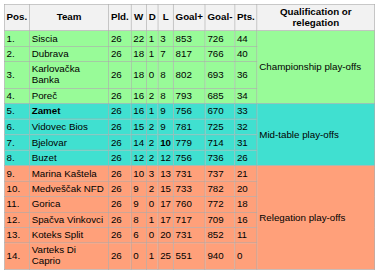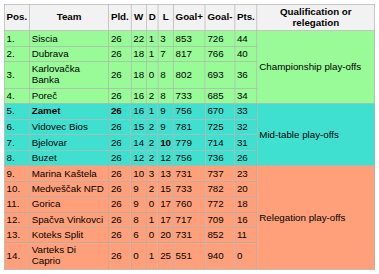(184, 96) 793 -> (184, 96) 733
(116, 111) normal -> (116, 111) bold
(242, 173) 21 -> (242, 173) 23
